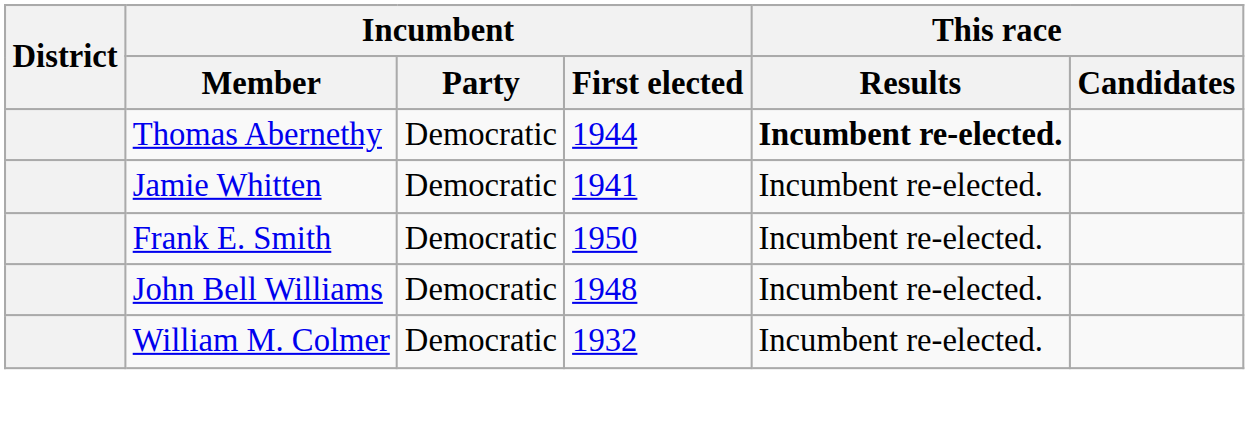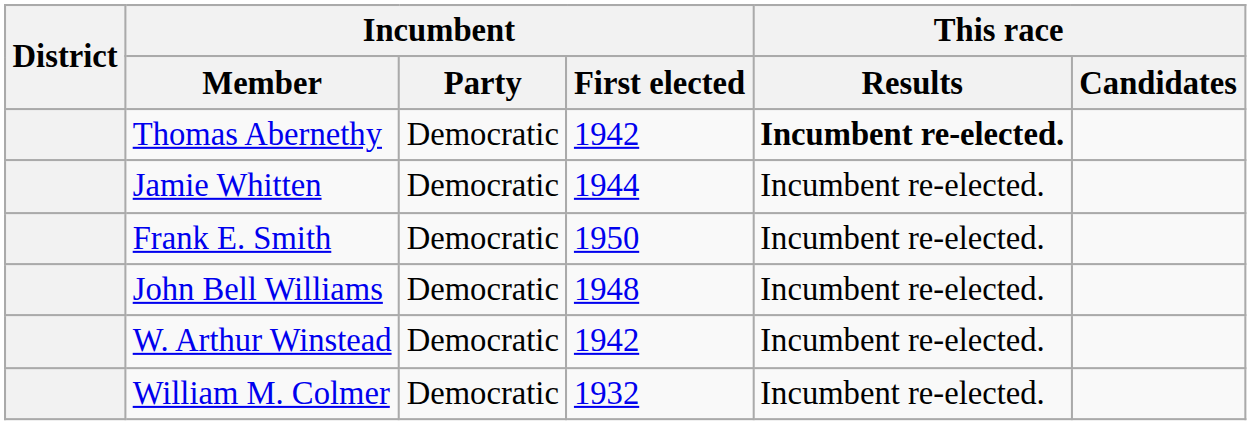(605, 133) 1944 -> (607, 133) 1942
(605, 185) 1941 -> (607, 185) 1944
+ row: (262, 340)
